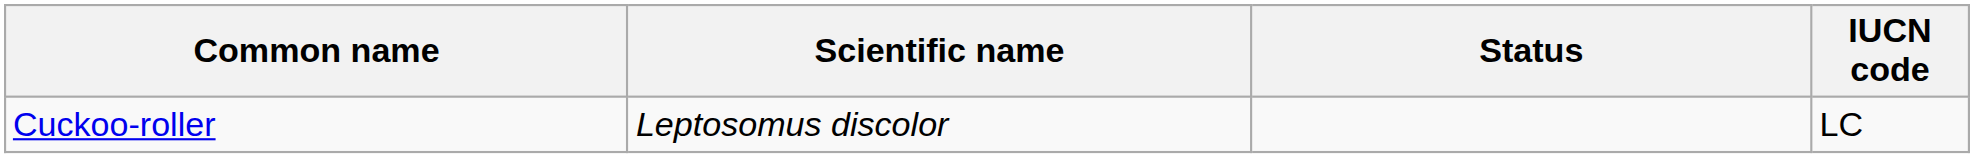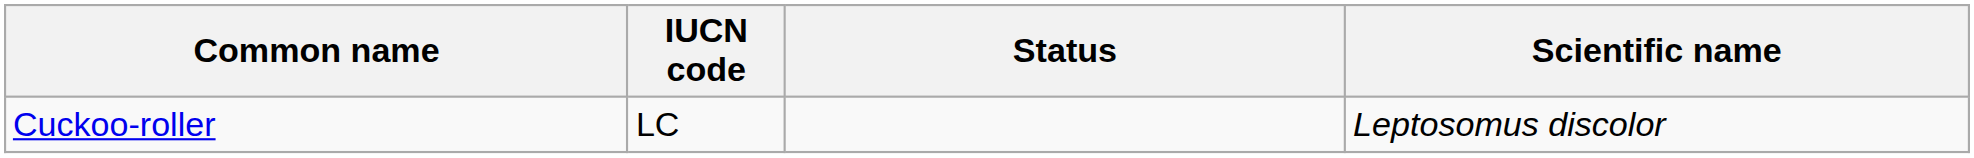columns swapped: (940, 50) <-> (1890, 50)
